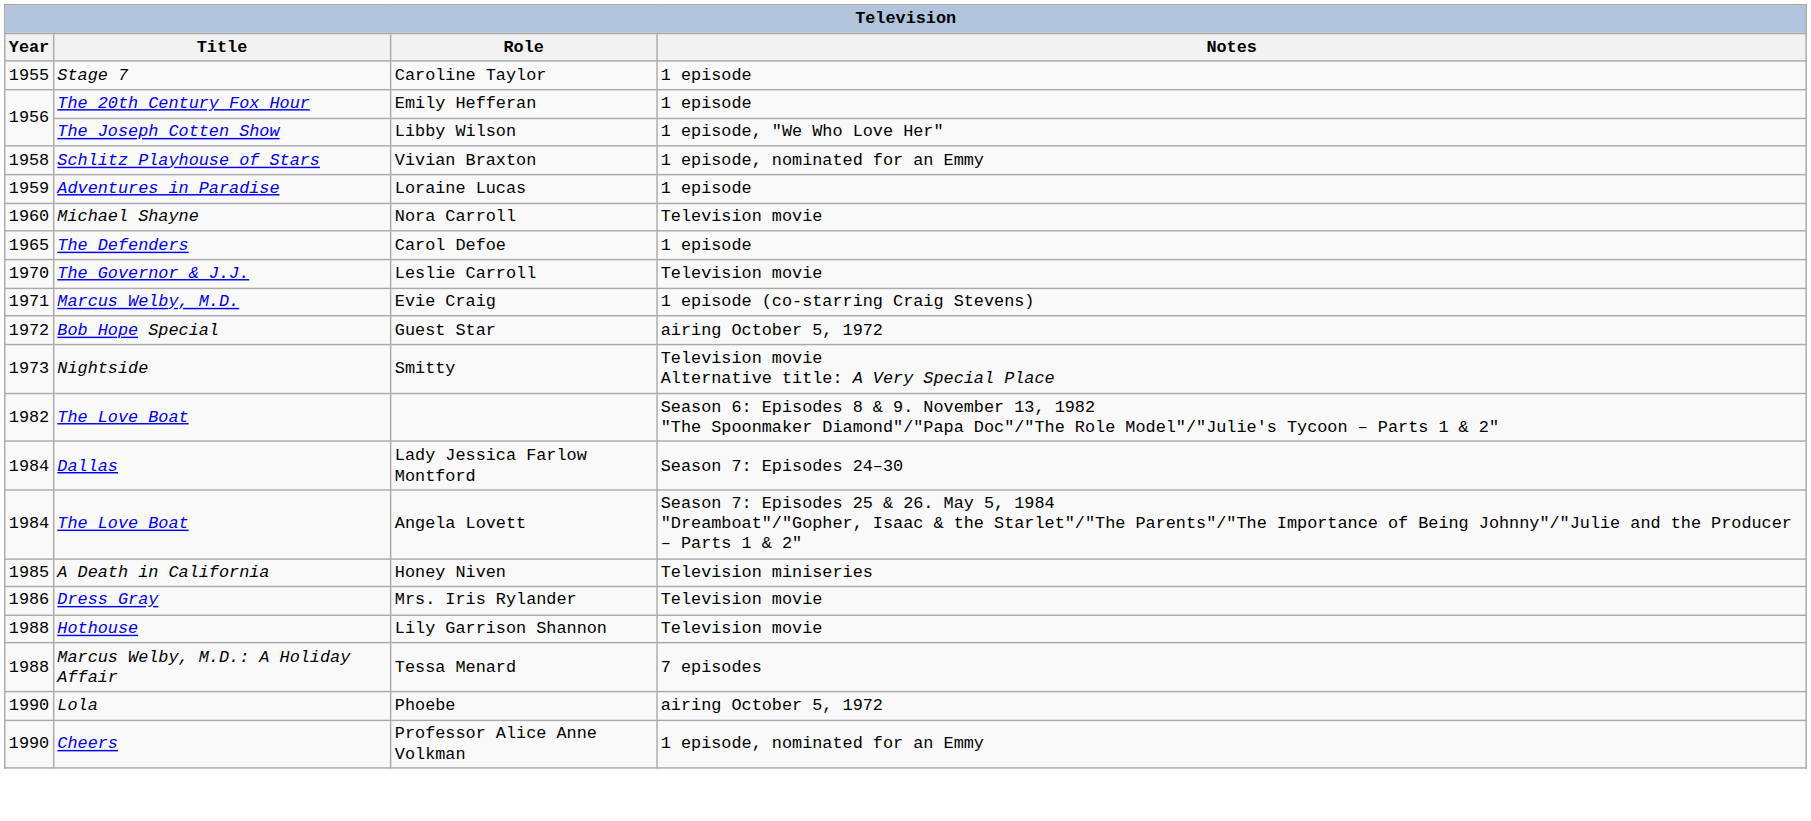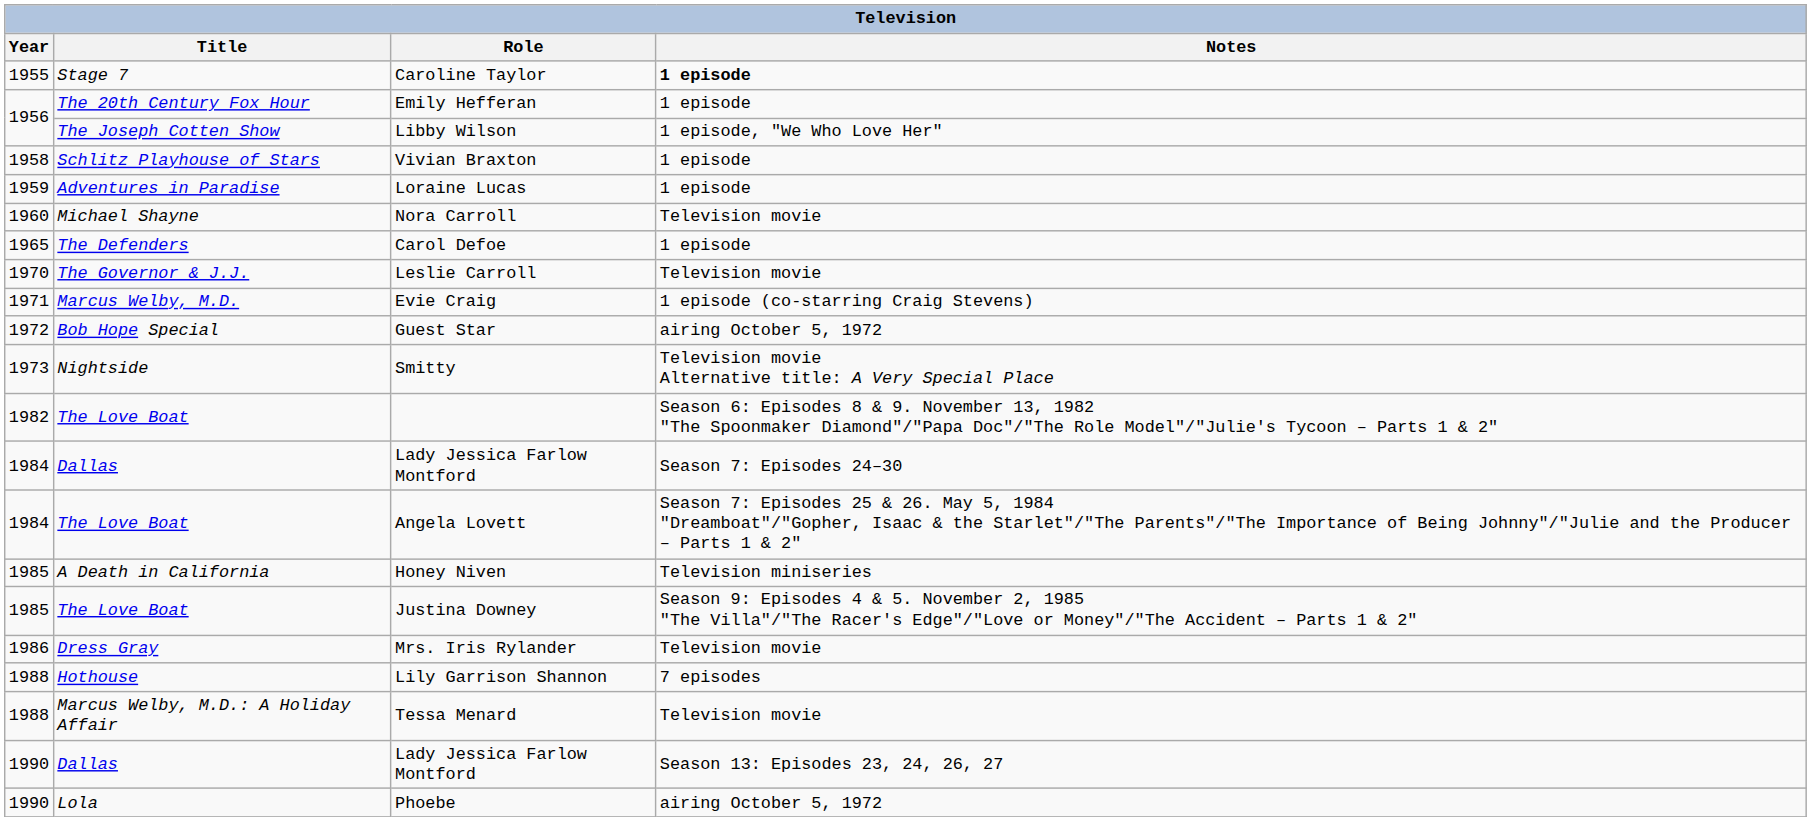(706, 75) normal -> (705, 75) bold
(822, 160) 1 episode, nominated for an Emmy -> (705, 160) 1 episode
+ row: (29, 611)
(742, 629) Television movie -> (710, 677) 7 episodes
(711, 667) 7 episodes -> (741, 716) Television movie
+ row: (29, 764)
- row: (29, 744)
